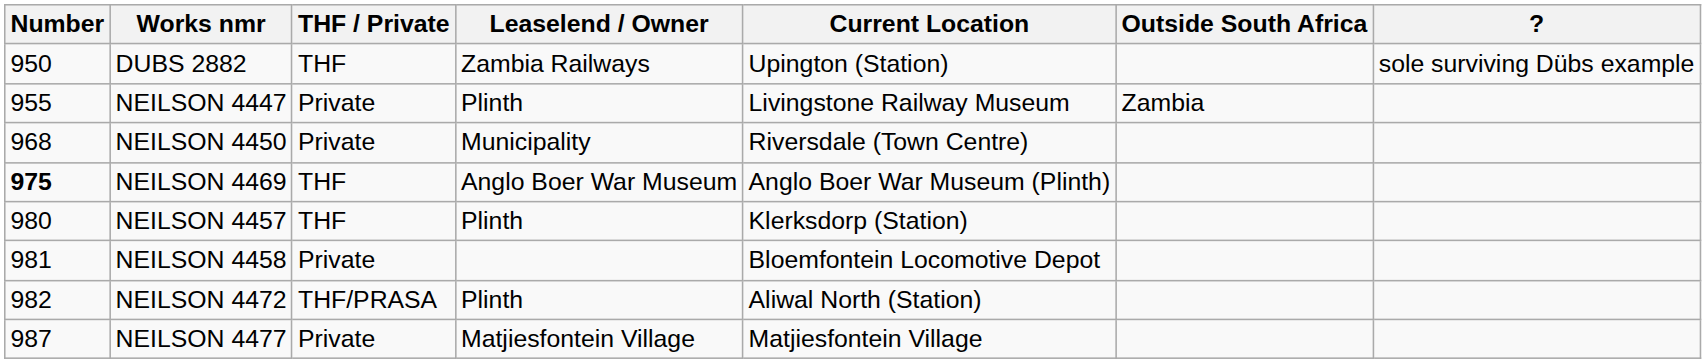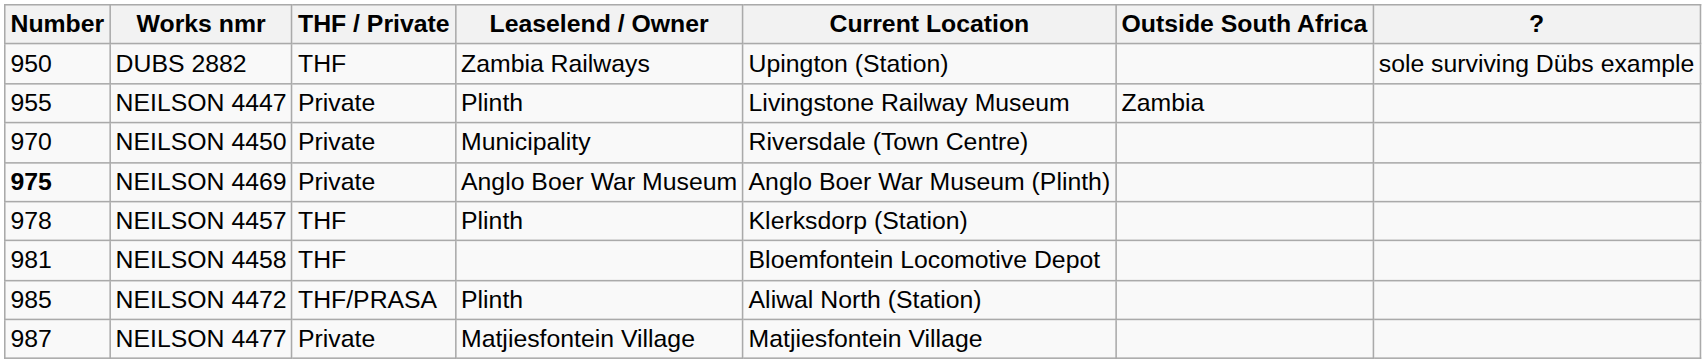(31, 142) 968 -> (31, 142) 970
(322, 181) THF -> (337, 181) Private
(31, 220) 980 -> (31, 220) 978
(337, 260) Private -> (322, 260) THF
(31, 299) 982 -> (31, 299) 985
